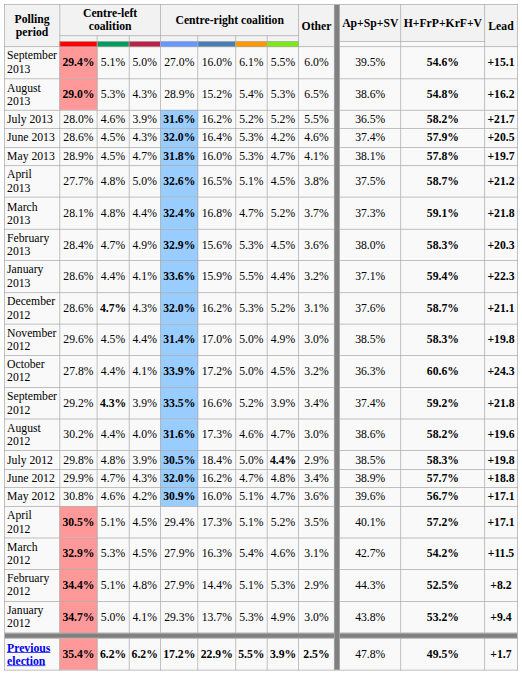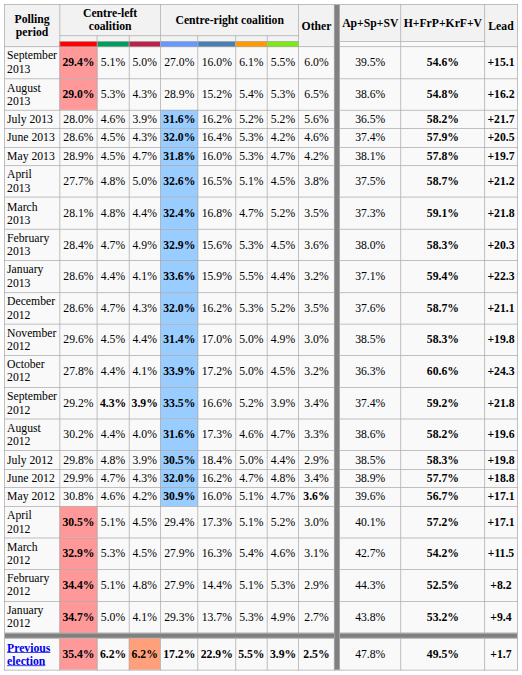(316, 119) 5.5% -> (316, 119) 5.6%
(316, 156) 4.1% -> (316, 156) 4.2%
(316, 213) 3.7% -> (316, 213) 3.5%
(113, 308) bold -> (113, 308) normal
(316, 308) 3.1% -> (316, 308) 3.5%
(145, 403) normal -> (145, 403) bold
(316, 434) 3.0% -> (316, 434) 3.3%
(283, 460) bold -> (283, 460) normal
(316, 497) normal -> (316, 497) bold
(316, 522) 3.5% -> (316, 522) 3.0%
(316, 617) 3.0% -> (316, 617) 2.7%
(145, 654) no background -> (145, 654) lightsalmon background
